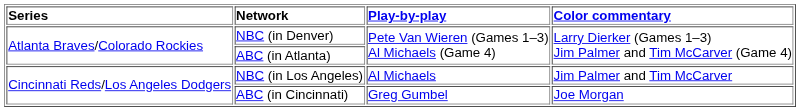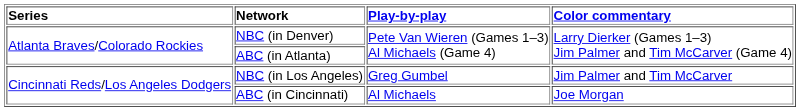(402, 75) Al Michaels -> (408, 75) Greg Gumbel
(408, 95) Greg Gumbel -> (402, 95) Al Michaels
